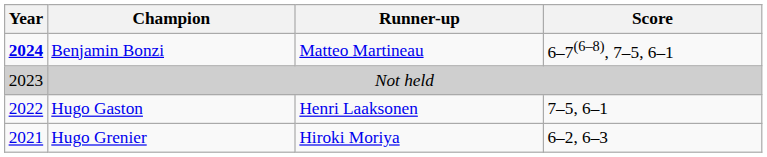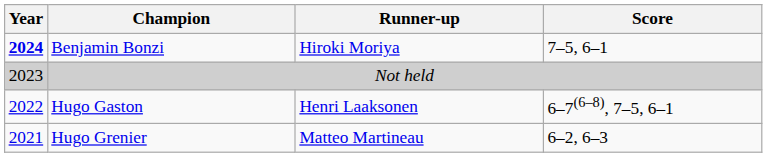(361, 49) Matteo Martineau -> (350, 47) Hiroki Moriya
(611, 49) 6–7(6–8), 7–5, 6–1 -> (578, 47) 7–5, 6–1
(578, 109) 7–5, 6–1 -> (611, 106) 6–7(6–8), 7–5, 6–1
(350, 137) Hiroki Moriya -> (361, 137) Matteo Martineau
